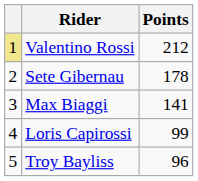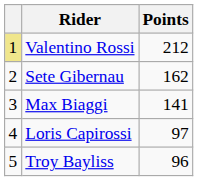(176, 76) 178 -> (176, 76) 162
(180, 133) 99 -> (180, 133) 97
